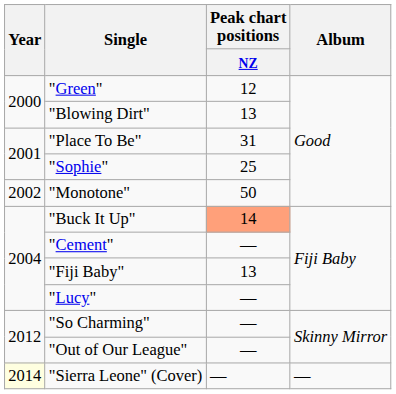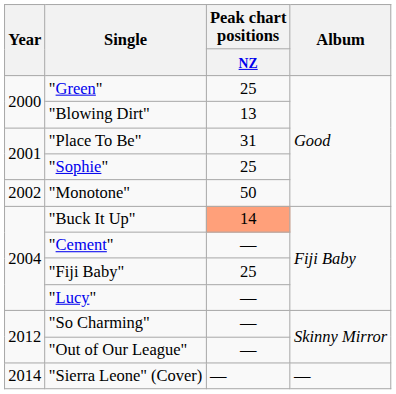(248, 88) 12 -> (248, 88) 25
(248, 271) 13 -> (248, 271) 25
(25, 375) lightyellow background -> (25, 375) no background
